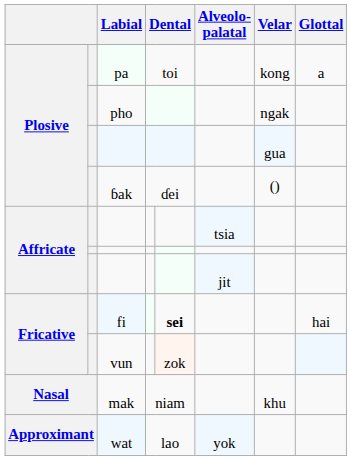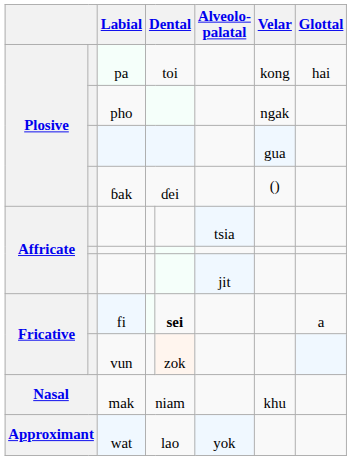(321, 73) a -> (321, 73) hai
(321, 322) hai -> (321, 322) a
